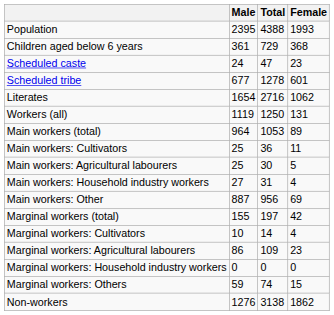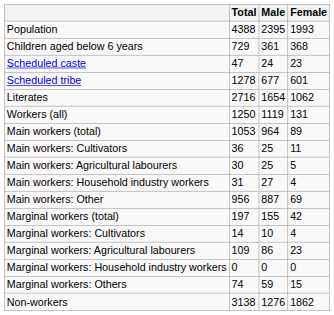columns swapped: (273, 13) <-> (244, 13)
